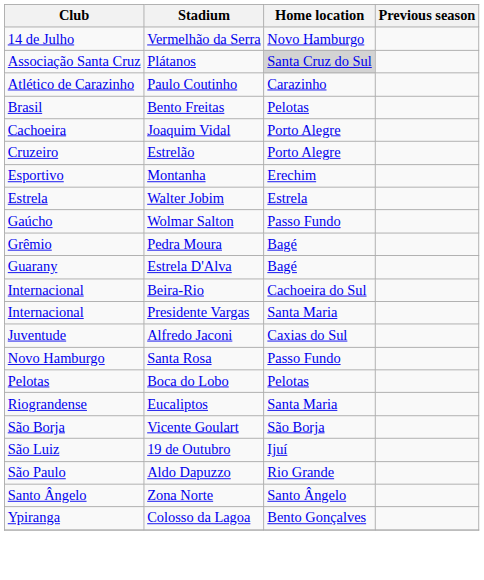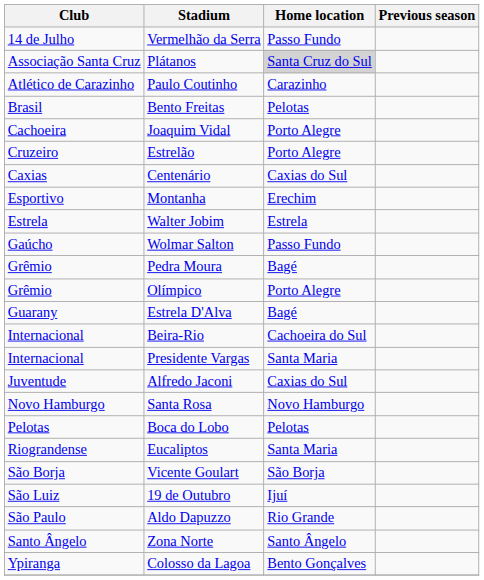(316, 38) Novo Hamburgo -> (304, 38) Passo Fundo
+ row: (179, 175)
+ row: (174, 289)
(304, 358) Passo Fundo -> (316, 404) Novo Hamburgo
